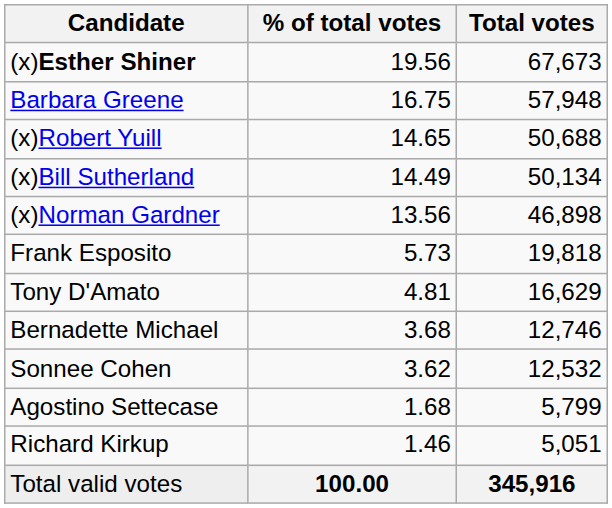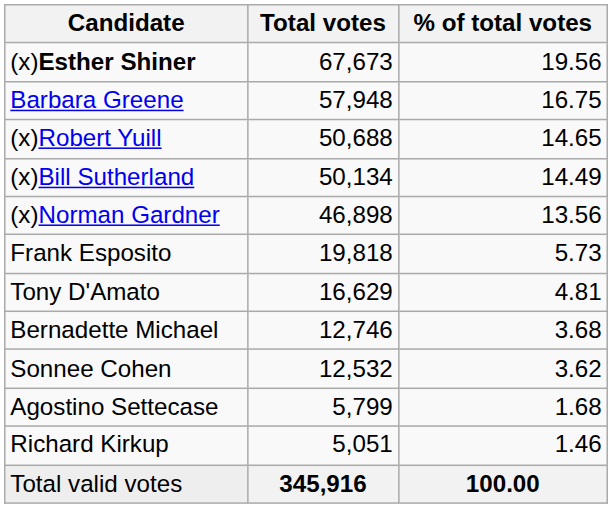columns swapped: (532, 23) <-> (352, 23)
